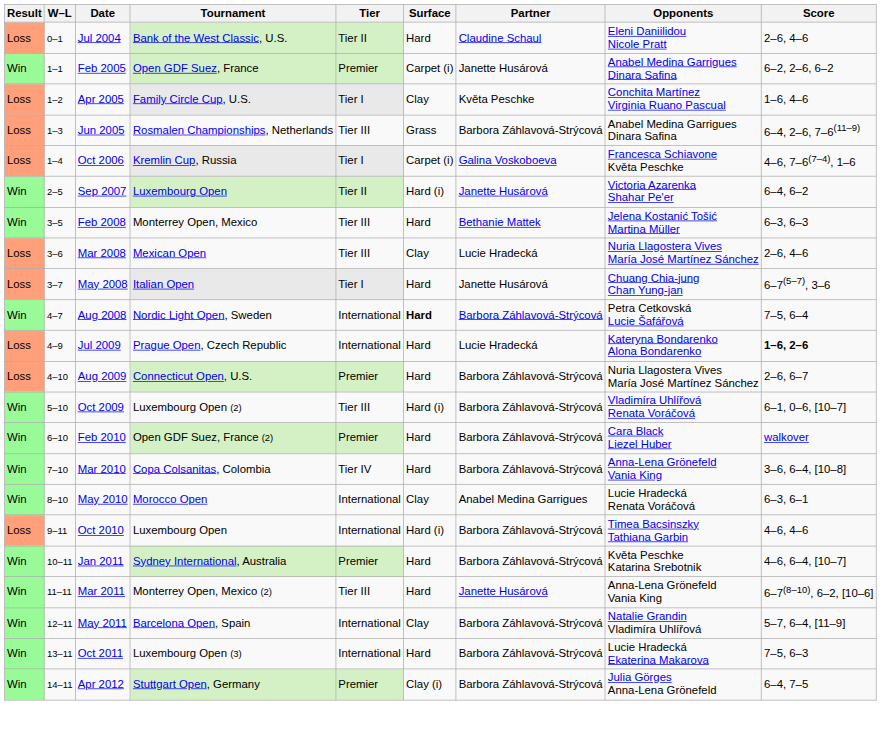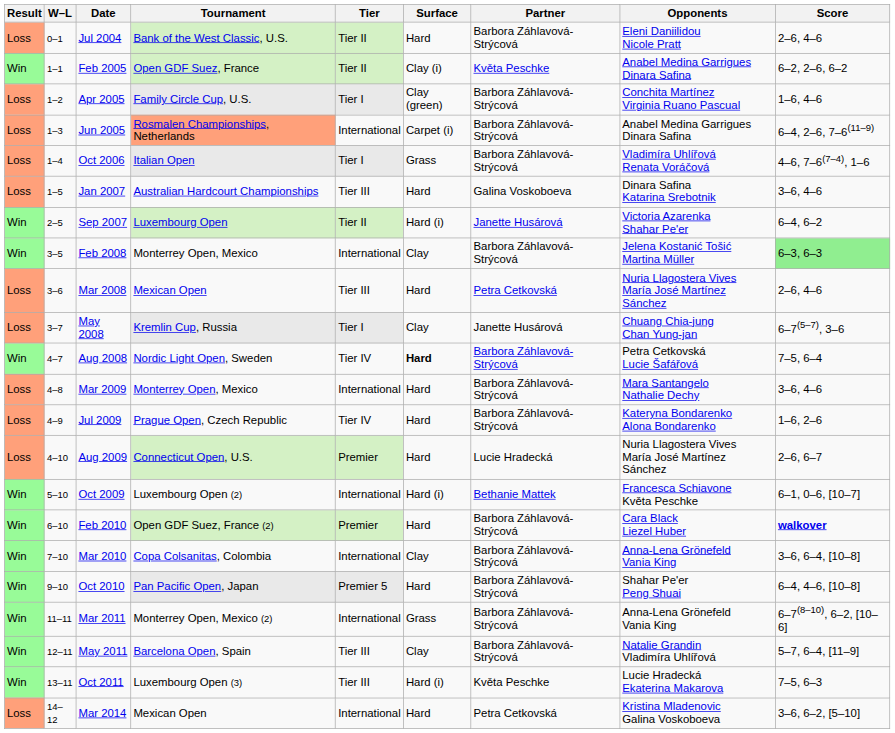(500, 37) Claudine Schaul -> (523, 37) Barbora Záhlavová-Strýcová
(358, 68) Premier -> (352, 68) Tier II
(430, 68) Carpet (i) -> (424, 68) Clay (i)
(503, 68) Janette Husárová -> (511, 68) Květa Peschke
(417, 99) Clay -> (424, 99) Clay (green)
(497, 99) Květa Peschke -> (523, 99) Barbora Záhlavová-Strýcová
(233, 130) no background -> (201, 130) lightsalmon background
(354, 130) Tier III -> (369, 130) International
(421, 130) Grass -> (430, 130) Carpet (i)
(185, 161) Kremlin Cup, Russia -> (164, 161) Italian Open
(430, 161) Carpet (i) -> (421, 161) Grass
(508, 161) Galina Voskoboeva -> (523, 161) Barbora Záhlavová-Strýcová
(662, 161) Francesca Schiavone Květa Peschke -> (669, 161) Vladimíra Uhlířová Renata Voráčová
+ row: (55, 192)
(354, 222) Tier III -> (369, 253) International
(418, 222) Hard -> (417, 253) Clay
(500, 222) Bethanie Mattek -> (523, 253) Barbora Záhlavová-Strýcová
(786, 222) no background -> (800, 253) lightgreen background
(417, 253) Clay -> (418, 290) Hard
(498, 253) Lucie Hradecká -> (515, 290) Petra Cetkovská
(164, 284) Italian Open -> (185, 327) Kremlin Cup, Russia
(418, 284) Hard -> (417, 327) Clay
(370, 315) International -> (355, 358) Tier IV
+ row: (55, 390)
(370, 345) International -> (355, 420) Tier IV
(498, 345) Lucie Hradecká -> (523, 420) Barbora Záhlavová-Strýcová
(786, 345) bold -> (800, 420) normal
(531, 376) Barbora Záhlavová-Strýcová -> (513, 457) Lucie Hradecká
(354, 407) Tier III -> (369, 494) International
(531, 407) Barbora Záhlavová-Strýcová -> (515, 494) Bethanie Mattek
(655, 407) Vladimíra Uhlířová Renata Voráčová -> (677, 494) Francesca Schiavone Květa Peschke
(786, 438) normal -> (802, 525) bold
(355, 469) Tier IV -> (369, 556) International
(418, 469) Hard -> (417, 556) Clay
- row: (57, 500)
+ row: (57, 587)
- row: (57, 531)
- row: (60, 562)
(354, 592) Tier III -> (369, 619) International
(418, 592) Hard -> (421, 619) Grass
(503, 592) Janette Husárová -> (523, 619) Barbora Záhlavová-Strýcová
(370, 623) International -> (354, 651) Tier III
(370, 653) International -> (354, 682) Tier III
(418, 653) Hard -> (425, 682) Hard (i)
(531, 653) Barbora Záhlavová-Strýcová -> (511, 682) Květa Peschke
- row: (60, 685)
+ row: (55, 713)
